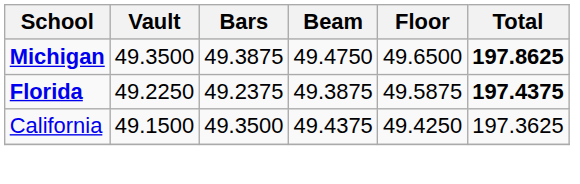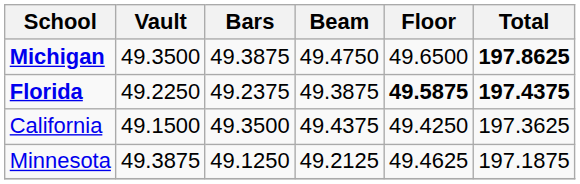(423, 91) normal -> (429, 91) bold
+ row: (60, 160)
